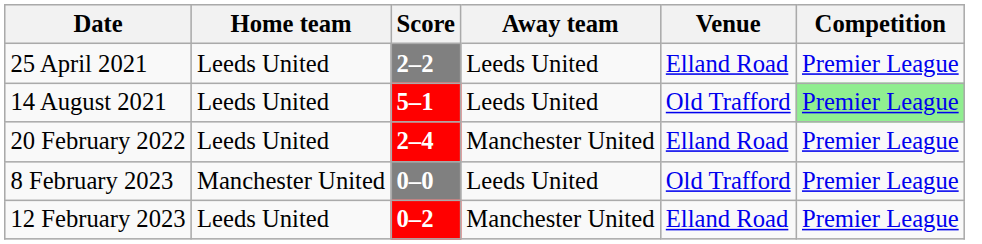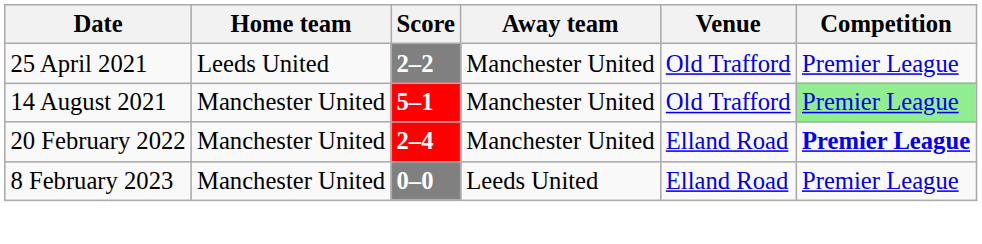(532, 63) Leeds United -> (560, 63) Manchester United
(727, 63) Elland Road -> (728, 63) Old Trafford
(263, 102) Leeds United -> (291, 102) Manchester United
(532, 102) Leeds United -> (560, 102) Manchester United
(263, 141) Leeds United -> (291, 141) Manchester United
(880, 141) normal -> (886, 141) bold
(728, 180) Old Trafford -> (727, 180) Elland Road
- row: (98, 219)
